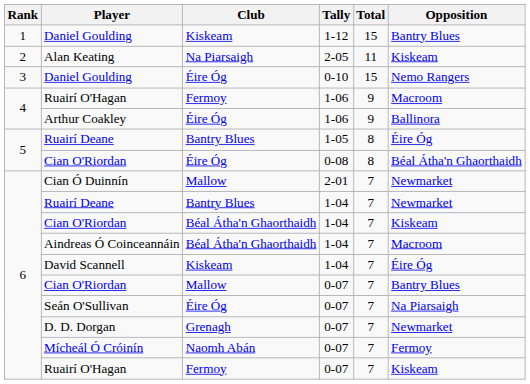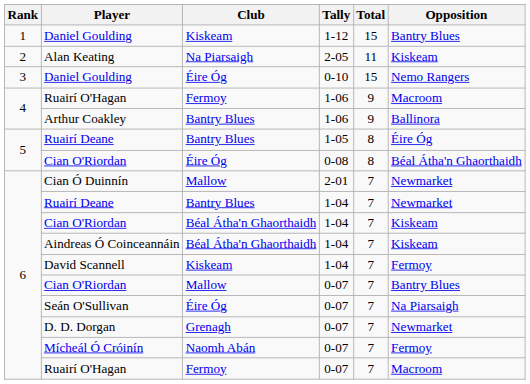(206, 118) Éire Óg -> (220, 118) Bantry Blues
(417, 243) Macroom -> (414, 243) Kiskeam
(412, 264) Éire Óg -> (412, 264) Fermoy
(414, 368) Kiskeam -> (417, 368) Macroom
